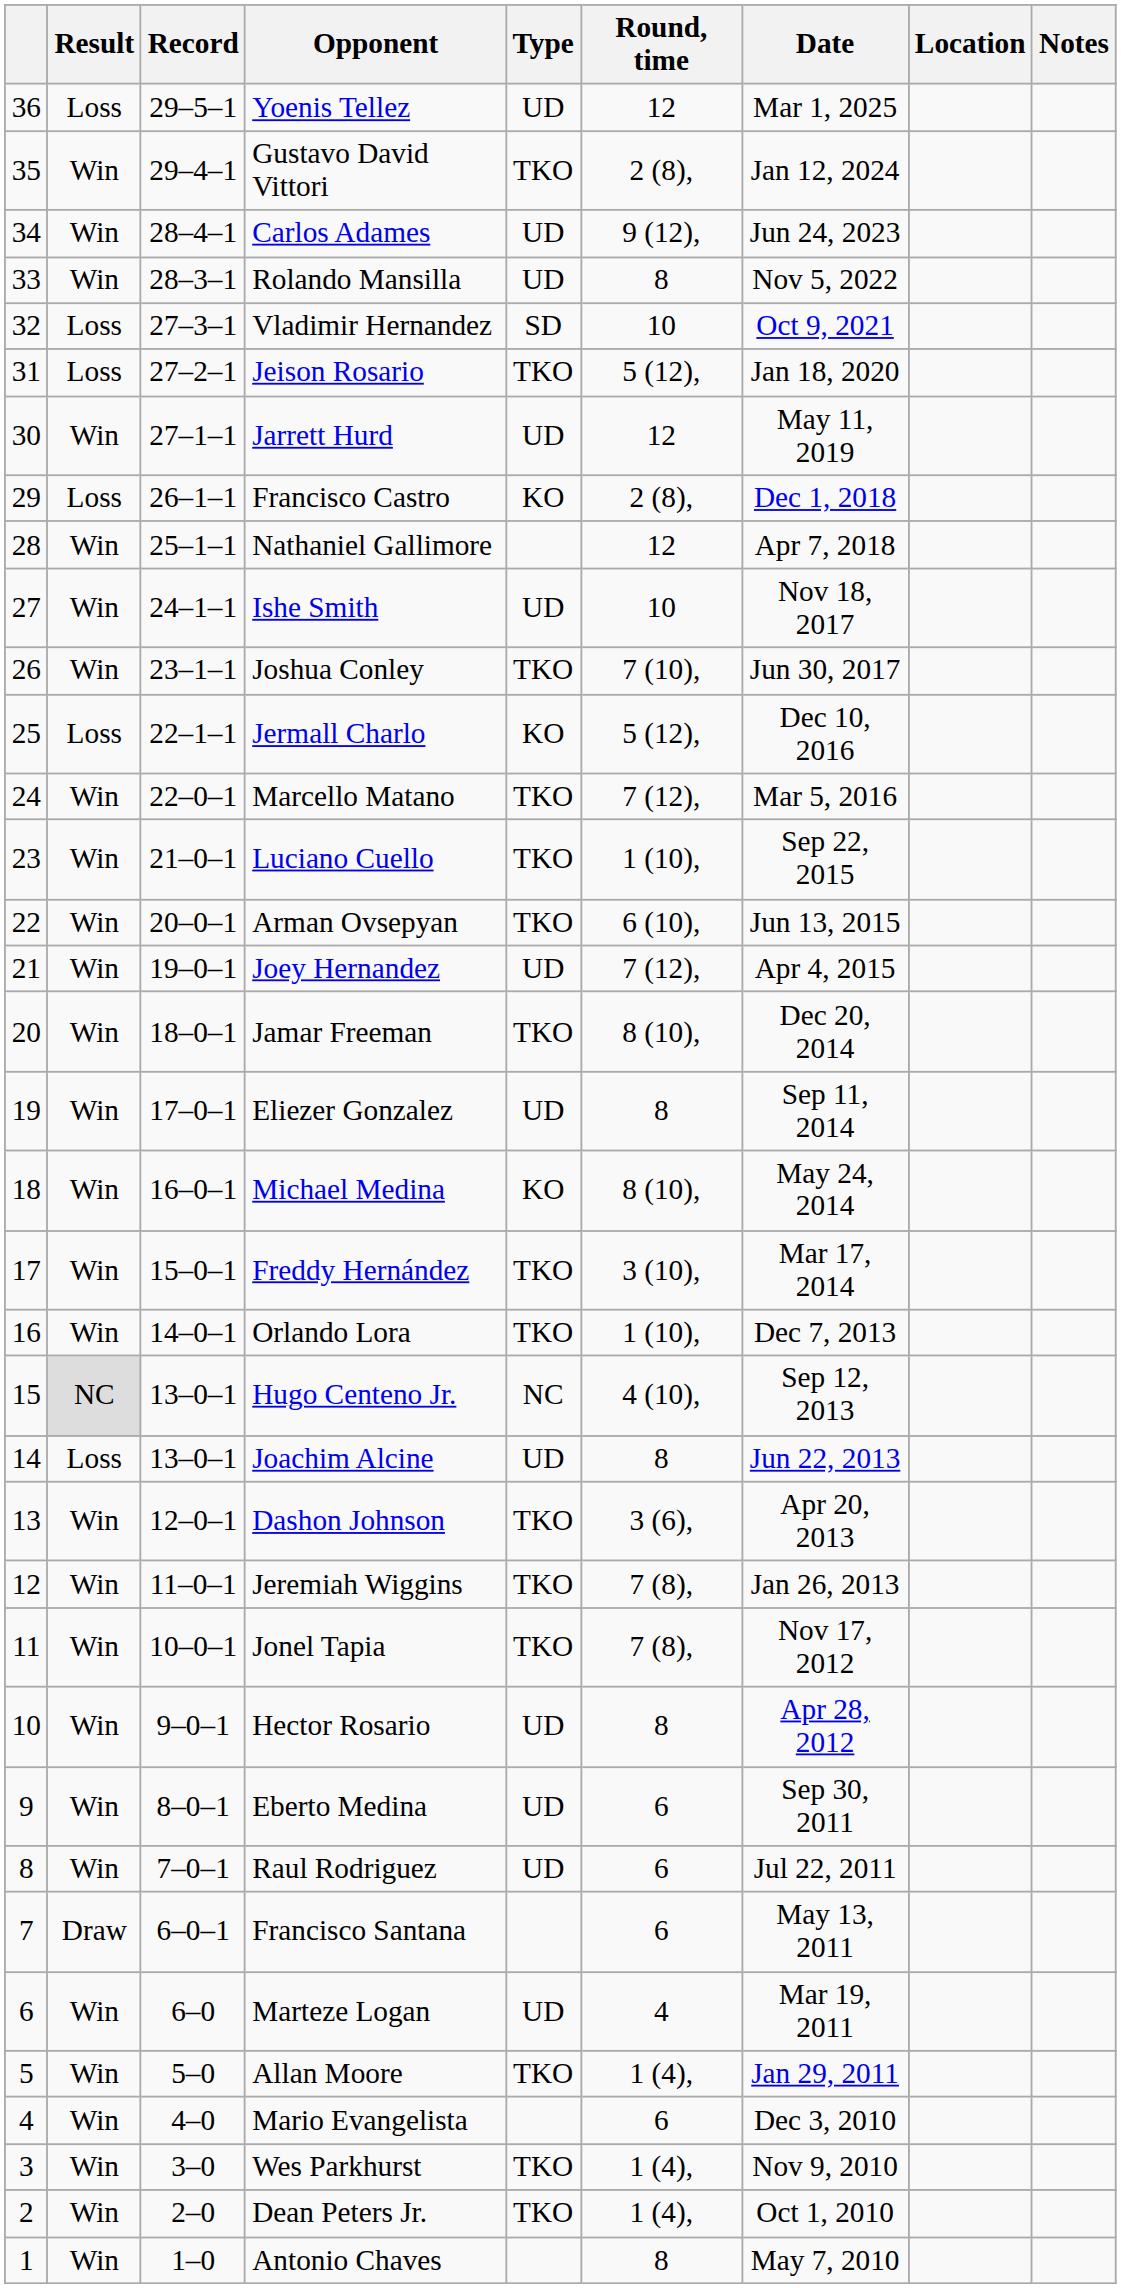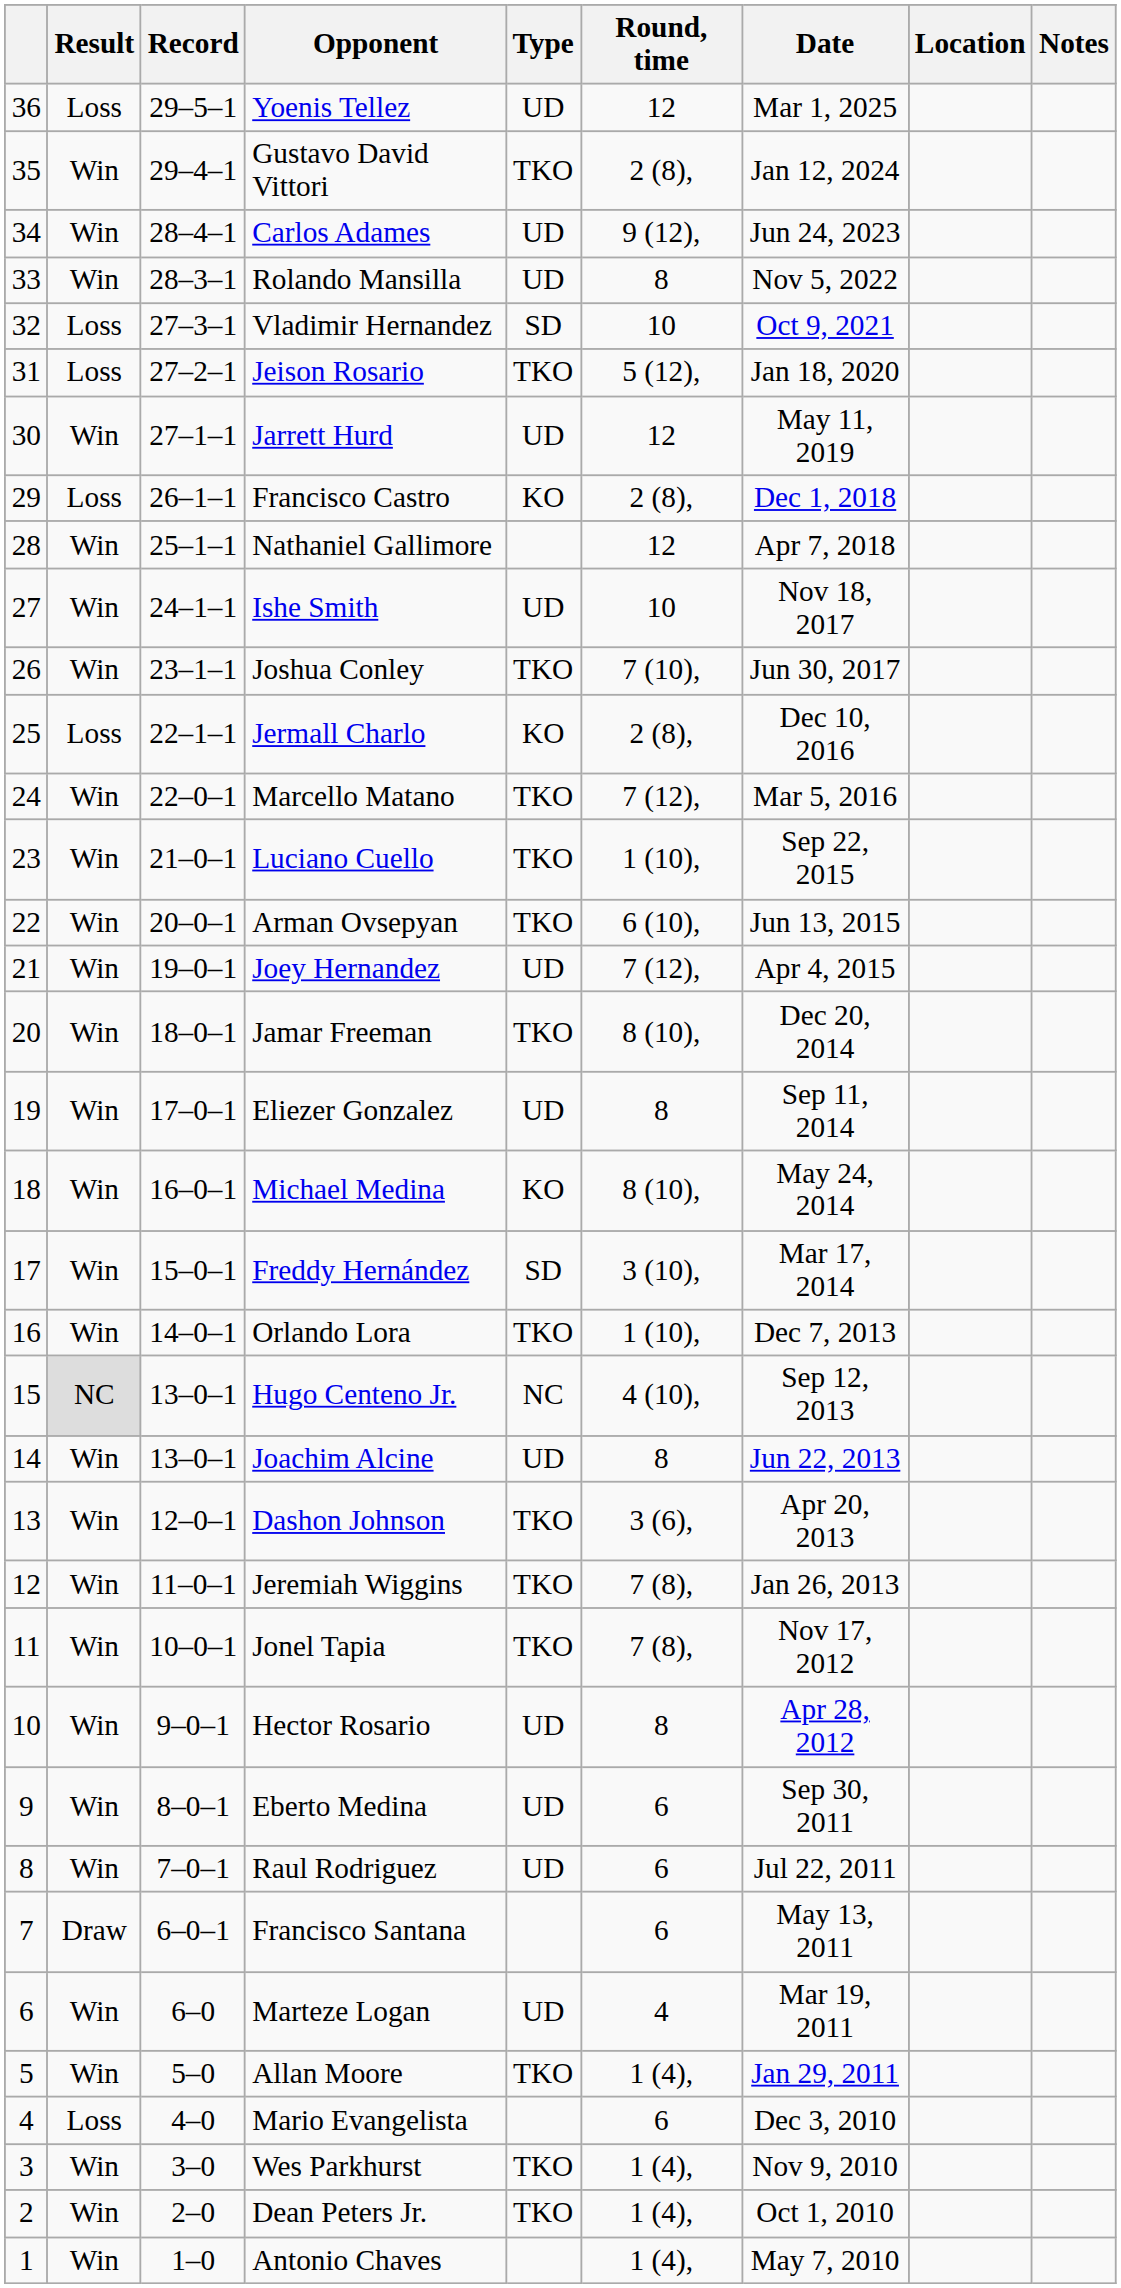(661, 733) 5 (12), -> (661, 733) 2 (8),
(543, 1269) TKO -> (543, 1269) SD
(94, 1458) Loss -> (94, 1458) Win
(94, 2120) Win -> (94, 2120) Loss
(661, 2259) 8 -> (661, 2259) 1 (4),
